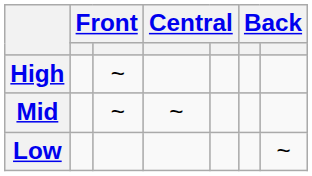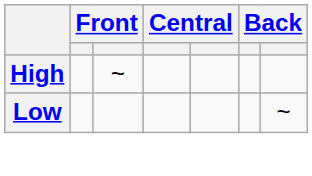- row: (37, 112)
